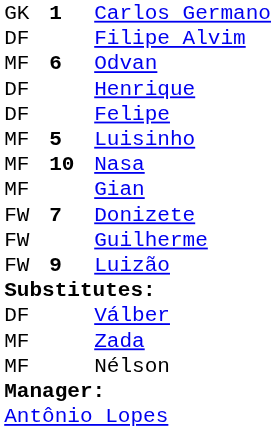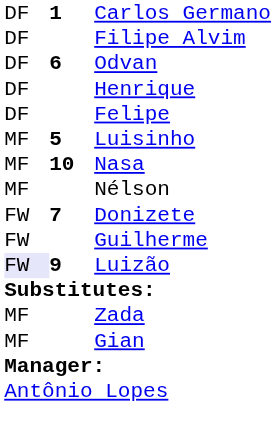(17, 14) GK -> (17, 14) DF
(17, 64) MF -> (17, 64) DF
rows swapped: (119, 190) <-> (132, 366)
(17, 266) no background -> (17, 266) lavender background
- row: (132, 316)
